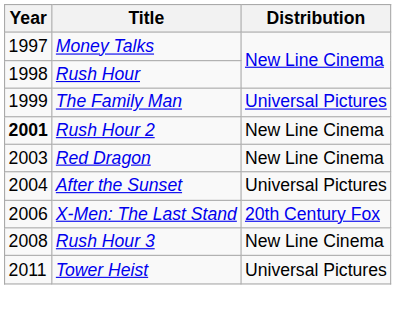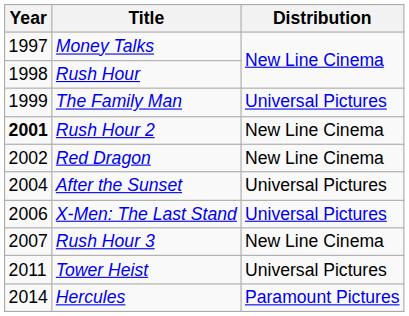(28, 158) 2003 -> (28, 158) 2002
(312, 213) 20th Century Fox -> (316, 213) Universal Pictures
(28, 241) 2008 -> (28, 241) 2007
+ row: (91, 297)
